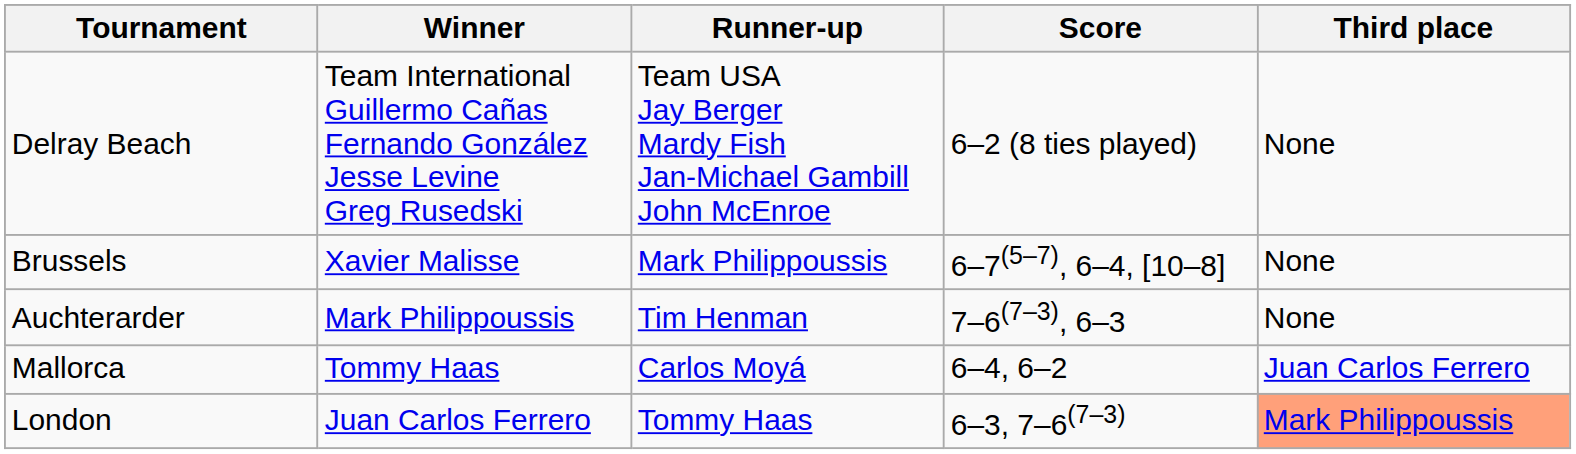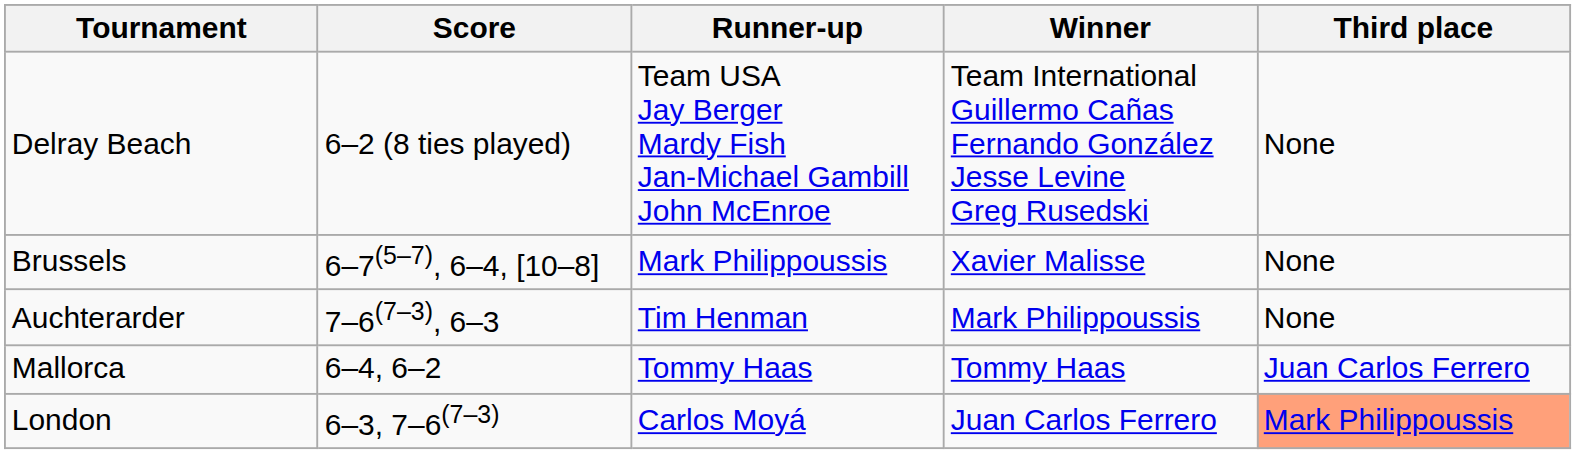columns swapped: (474, 28) <-> (1100, 28)
(722, 368) Carlos Moyá -> (725, 368) Tommy Haas
(725, 420) Tommy Haas -> (722, 420) Carlos Moyá
